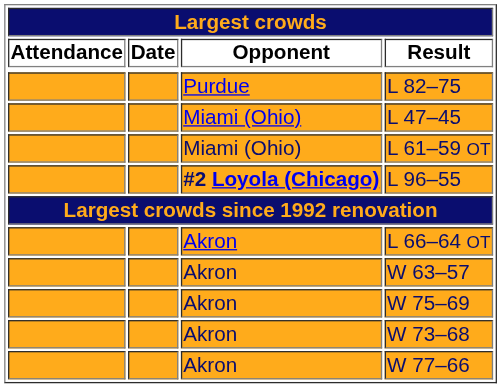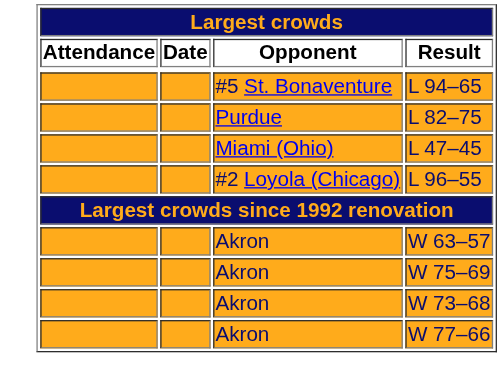+ row: (445, 86)
- row: (439, 148)
(281, 179) bold -> (308, 179) normal
- row: (439, 241)
